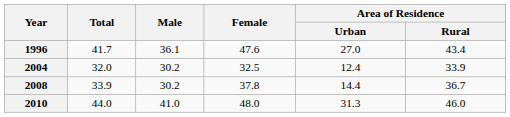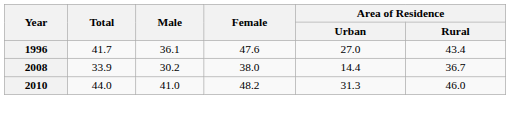- row: (36, 67)
(250, 85) 37.8 -> (250, 67) 38.0
(250, 103) 48.0 -> (250, 85) 48.2
